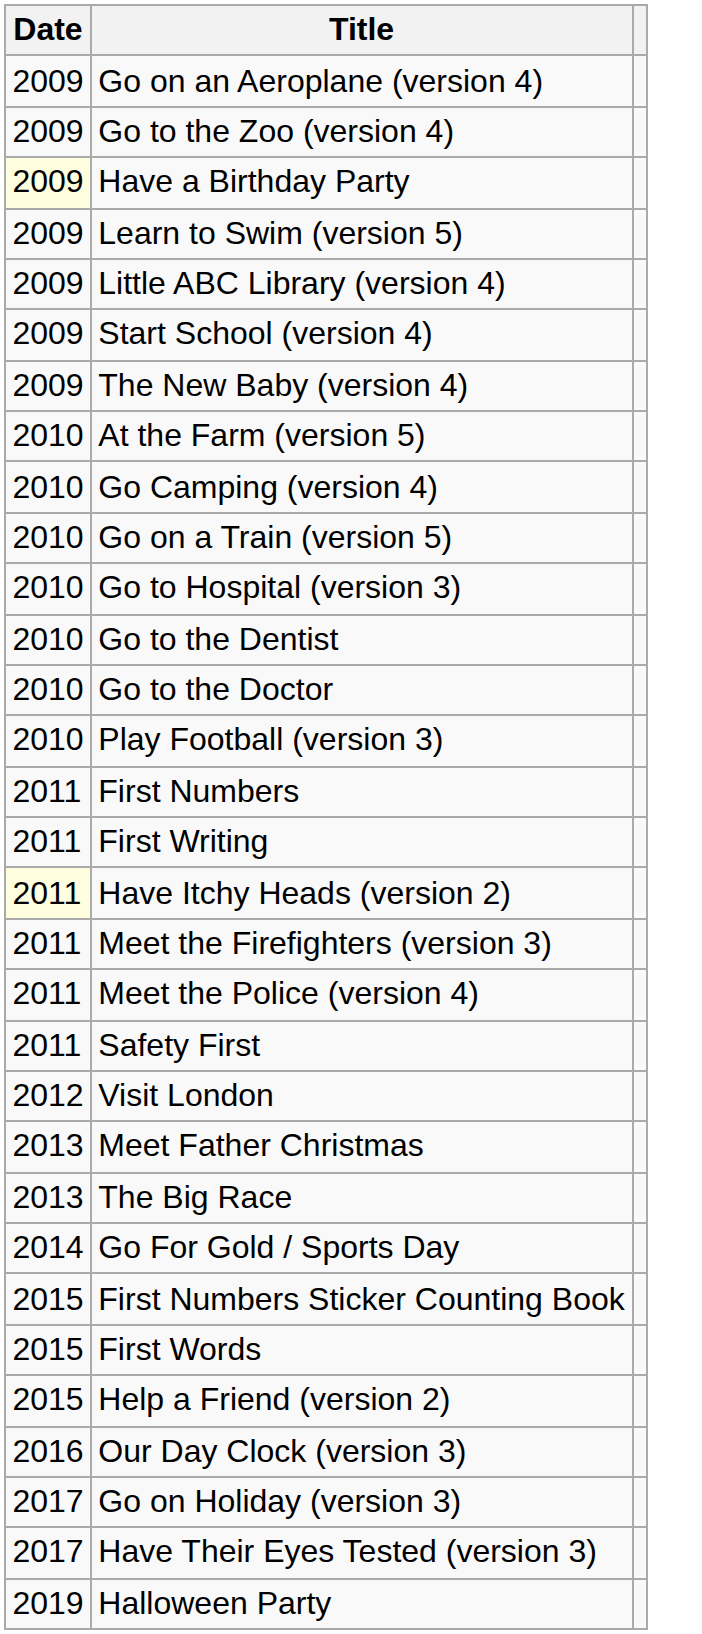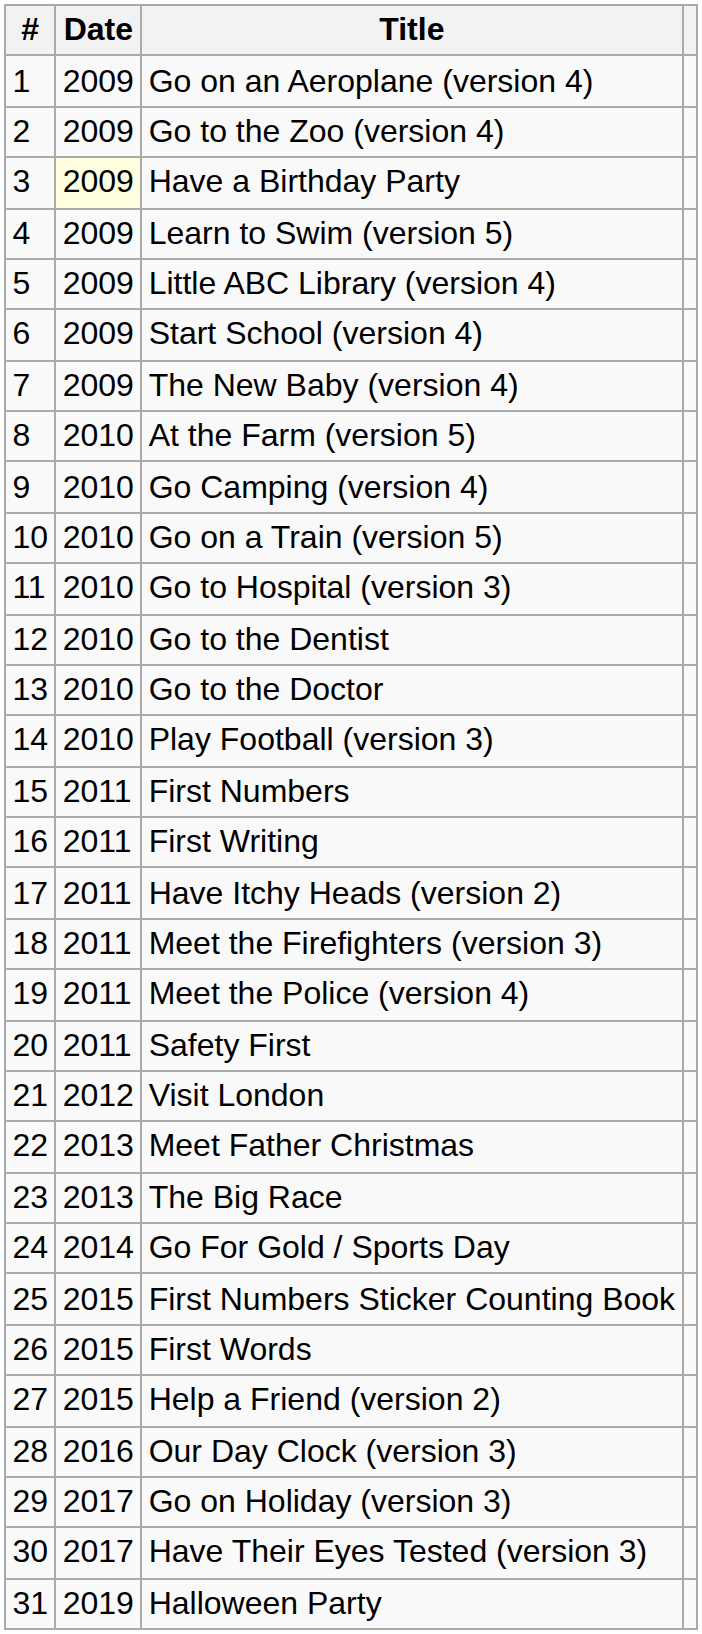+ column: (30, 29)
(47, 892) lightyellow background -> (97, 892) no background
